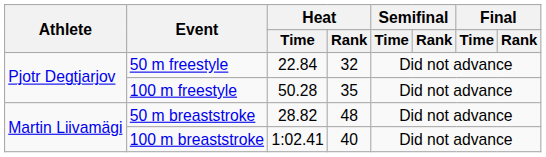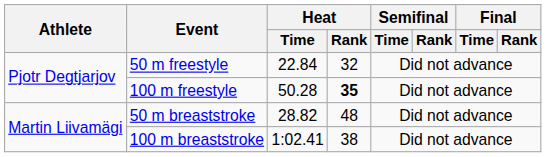(349, 90) normal -> (349, 90) bold
(349, 140) 40 -> (349, 140) 38
